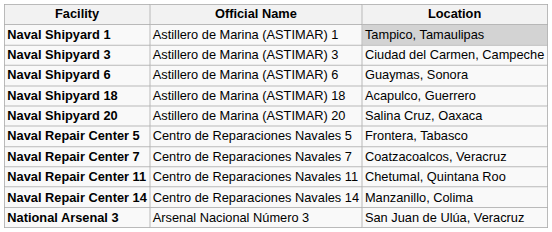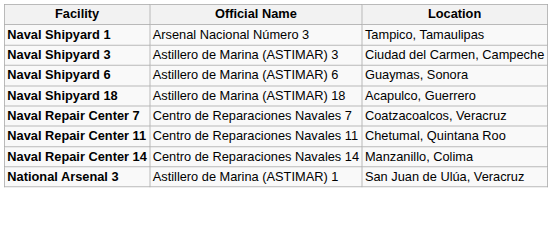(246, 34) Astillero de Marina (ASTIMAR) 1 -> (231, 34) Arsenal Nacional Número 3
(425, 34) lightgrey background -> (425, 34) no background
- row: (62, 116)
- row: (74, 136)
(231, 217) Arsenal Nacional Número 3 -> (246, 177) Astillero de Marina (ASTIMAR) 1
